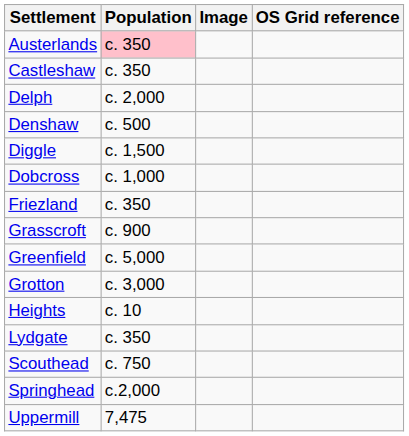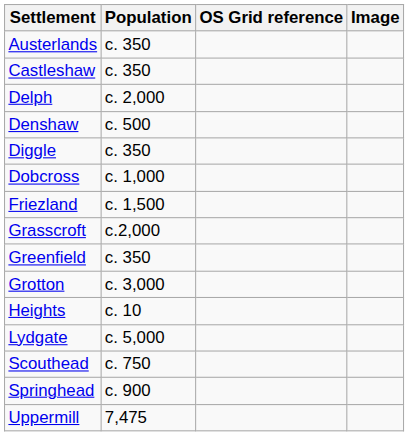columns swapped: (328, 17) <-> (224, 17)
(128, 44) pink background -> (128, 44) no background
(135, 151) c. 1,500 -> (128, 151) c. 350
(128, 204) c. 350 -> (135, 204) c. 1,500
(128, 230) c. 900 -> (132, 230) c.2,000
(135, 257) c. 5,000 -> (128, 257) c. 350
(128, 337) c. 350 -> (135, 337) c. 5,000
(132, 390) c.2,000 -> (128, 390) c. 900
